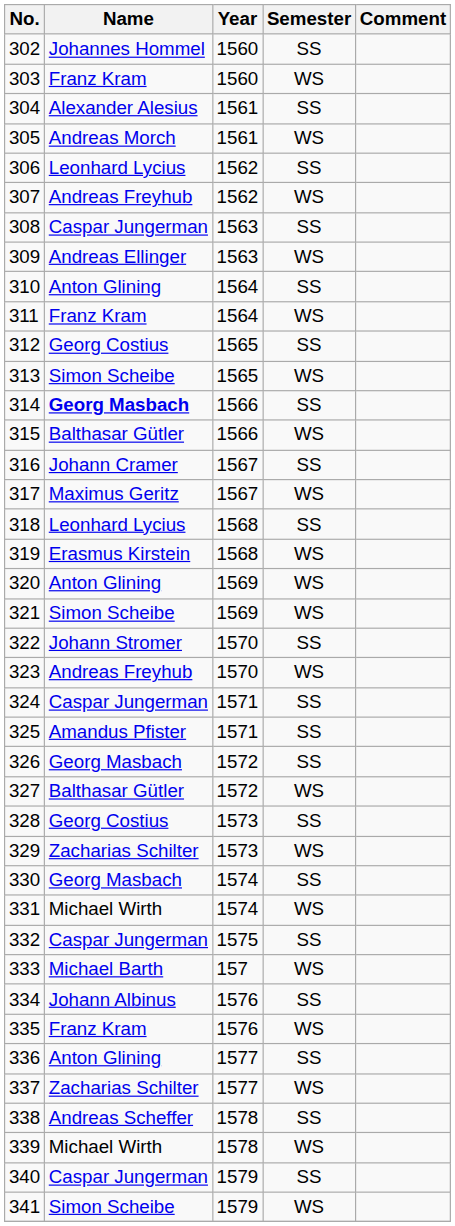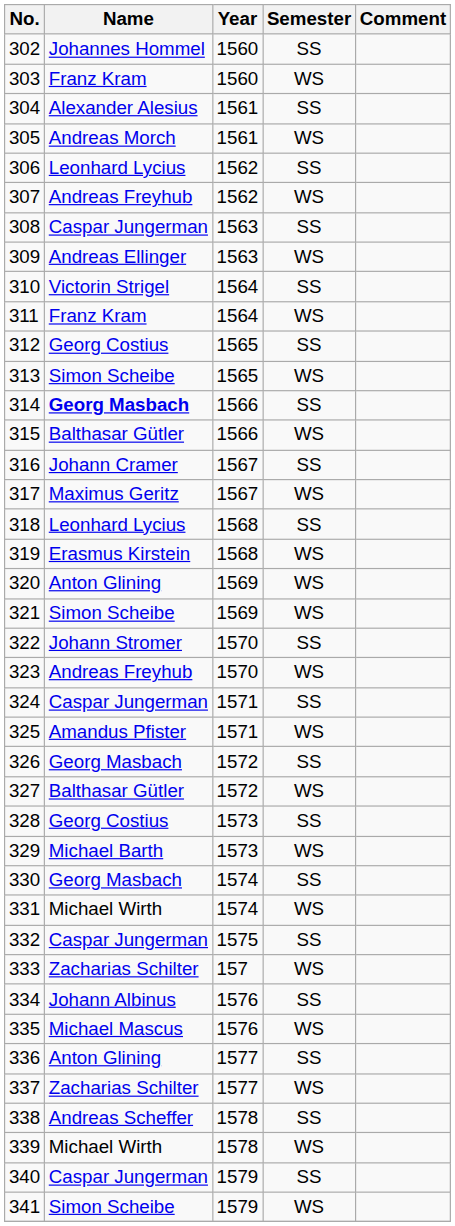(105, 286) Anton Glining -> (109, 286) Victorin Strigel
(309, 731) SS -> (309, 731) WS
(124, 850) Zacharias Schilter -> (106, 850) Michael Barth
(106, 969) Michael Barth -> (124, 969) Zacharias Schilter
(98, 1028) Franz Kram -> (116, 1028) Michael Mascus
